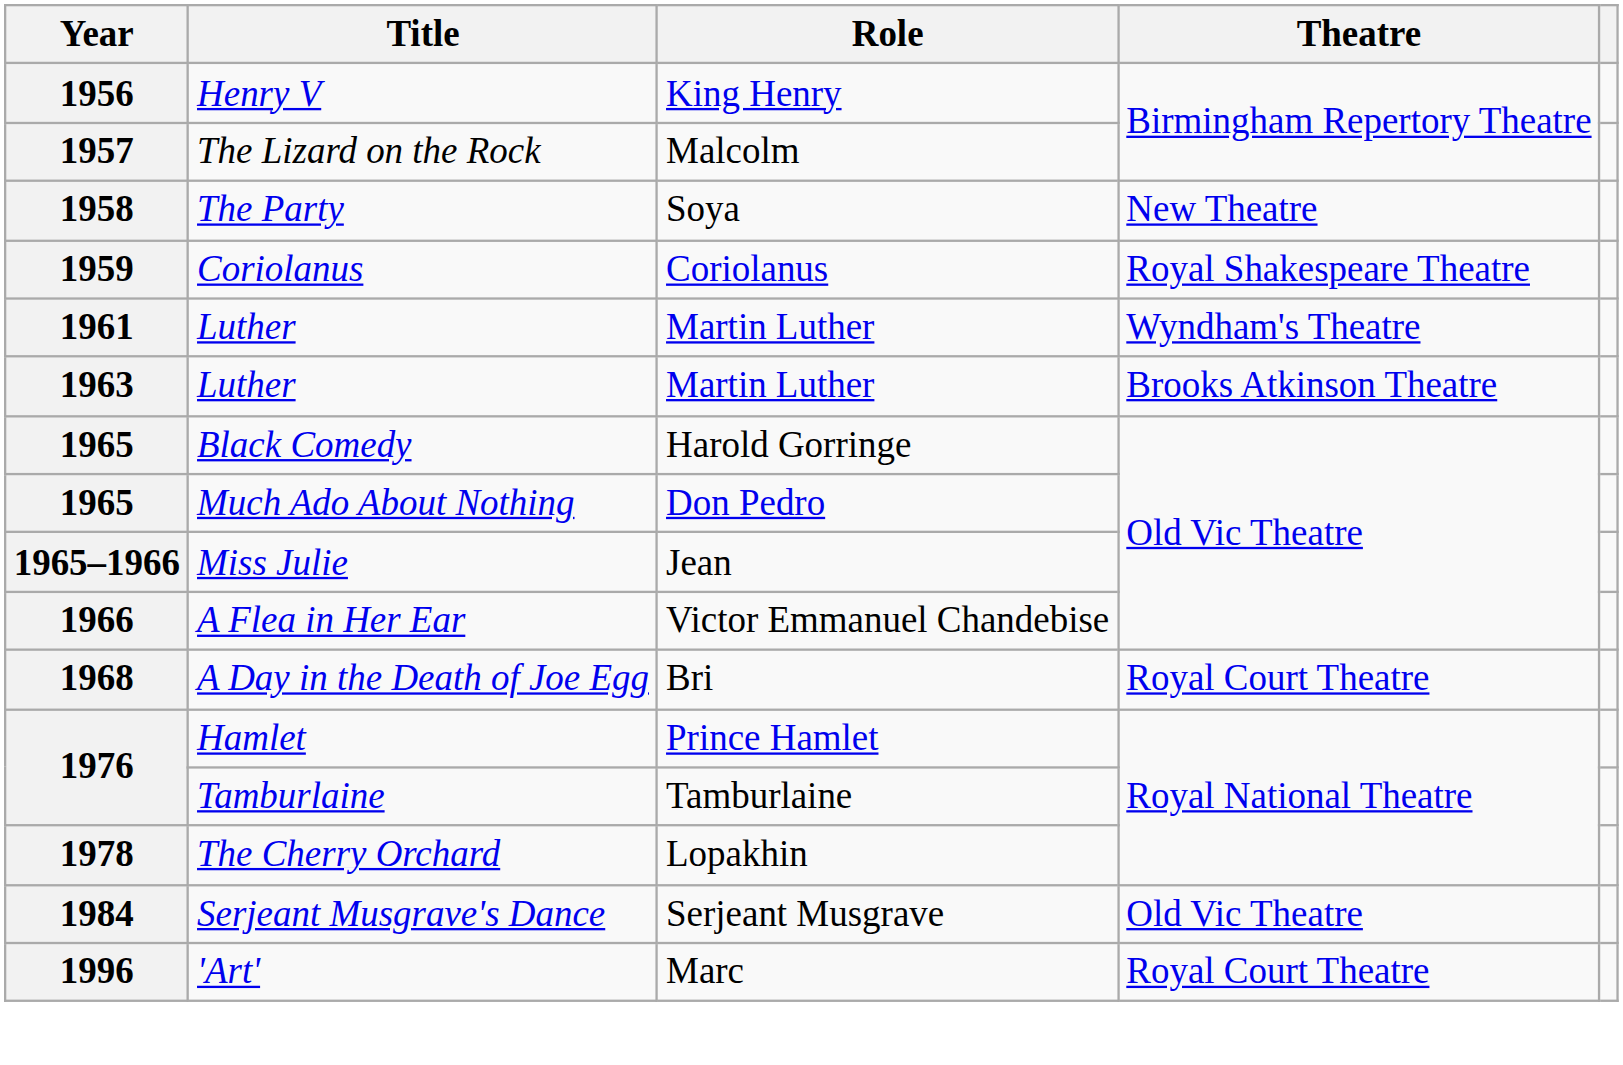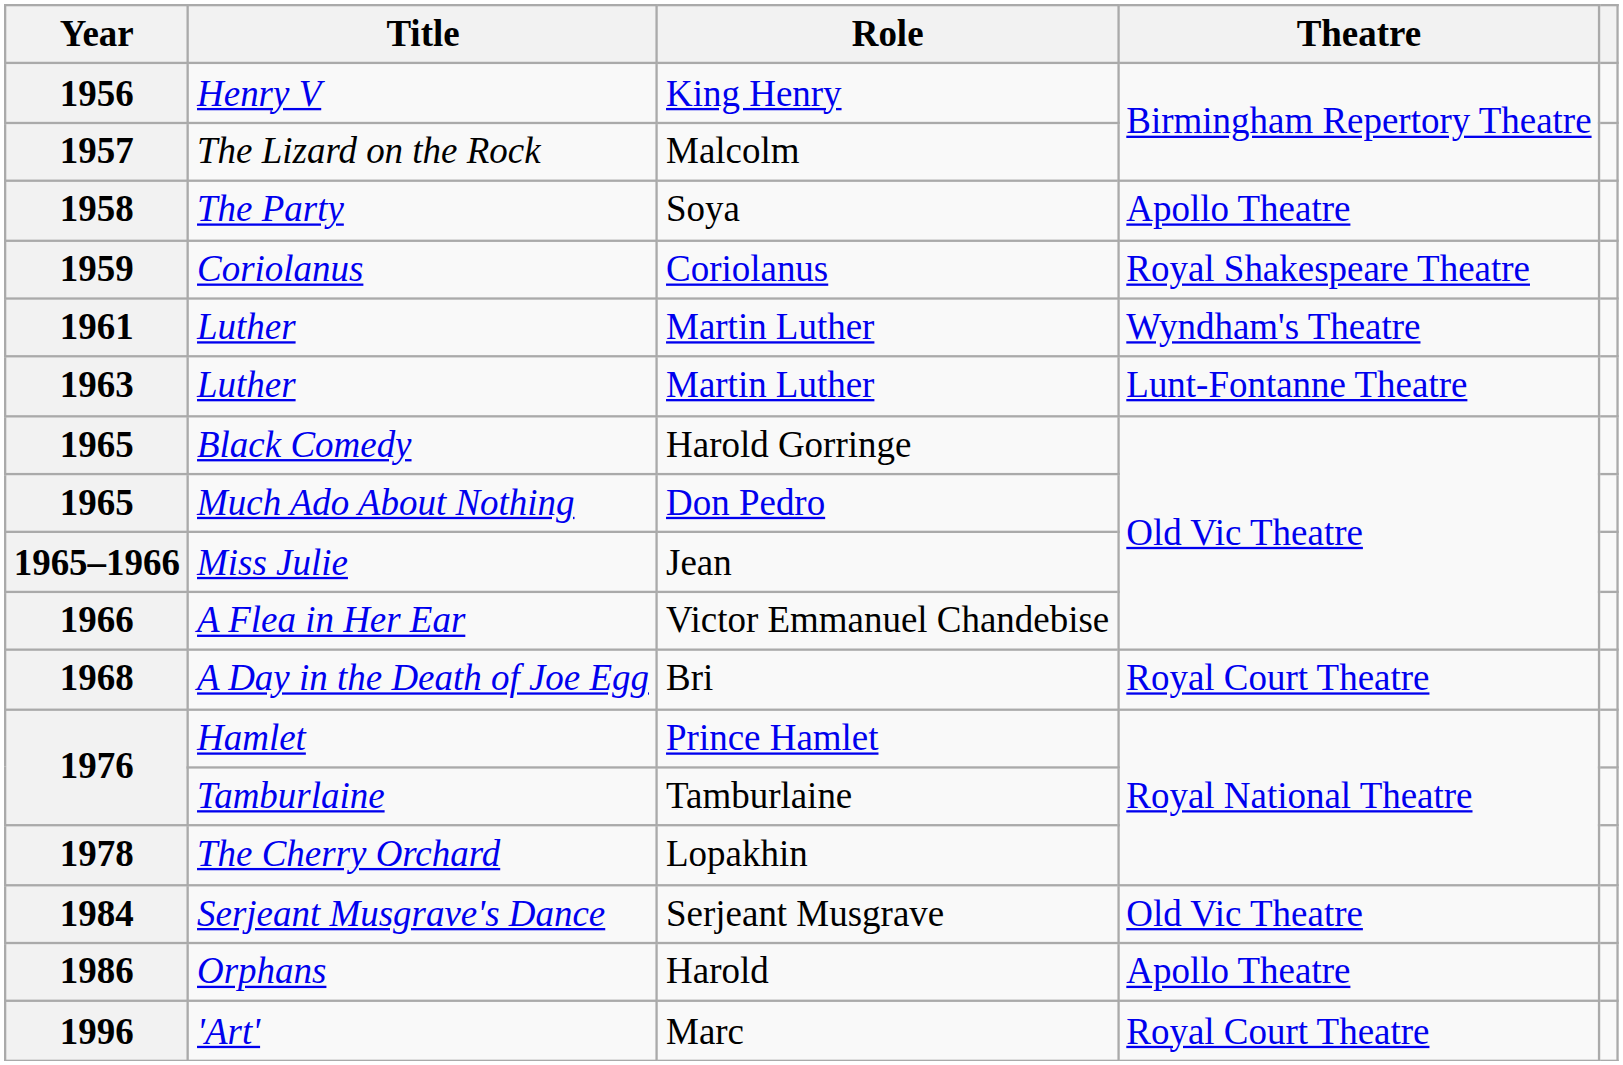(1222, 209) New Theatre -> (1238, 209) Apollo Theatre
(1312, 385) Brooks Atkinson Theatre -> (1297, 385) Lunt-Fontanne Theatre
+ row: (97, 971)
